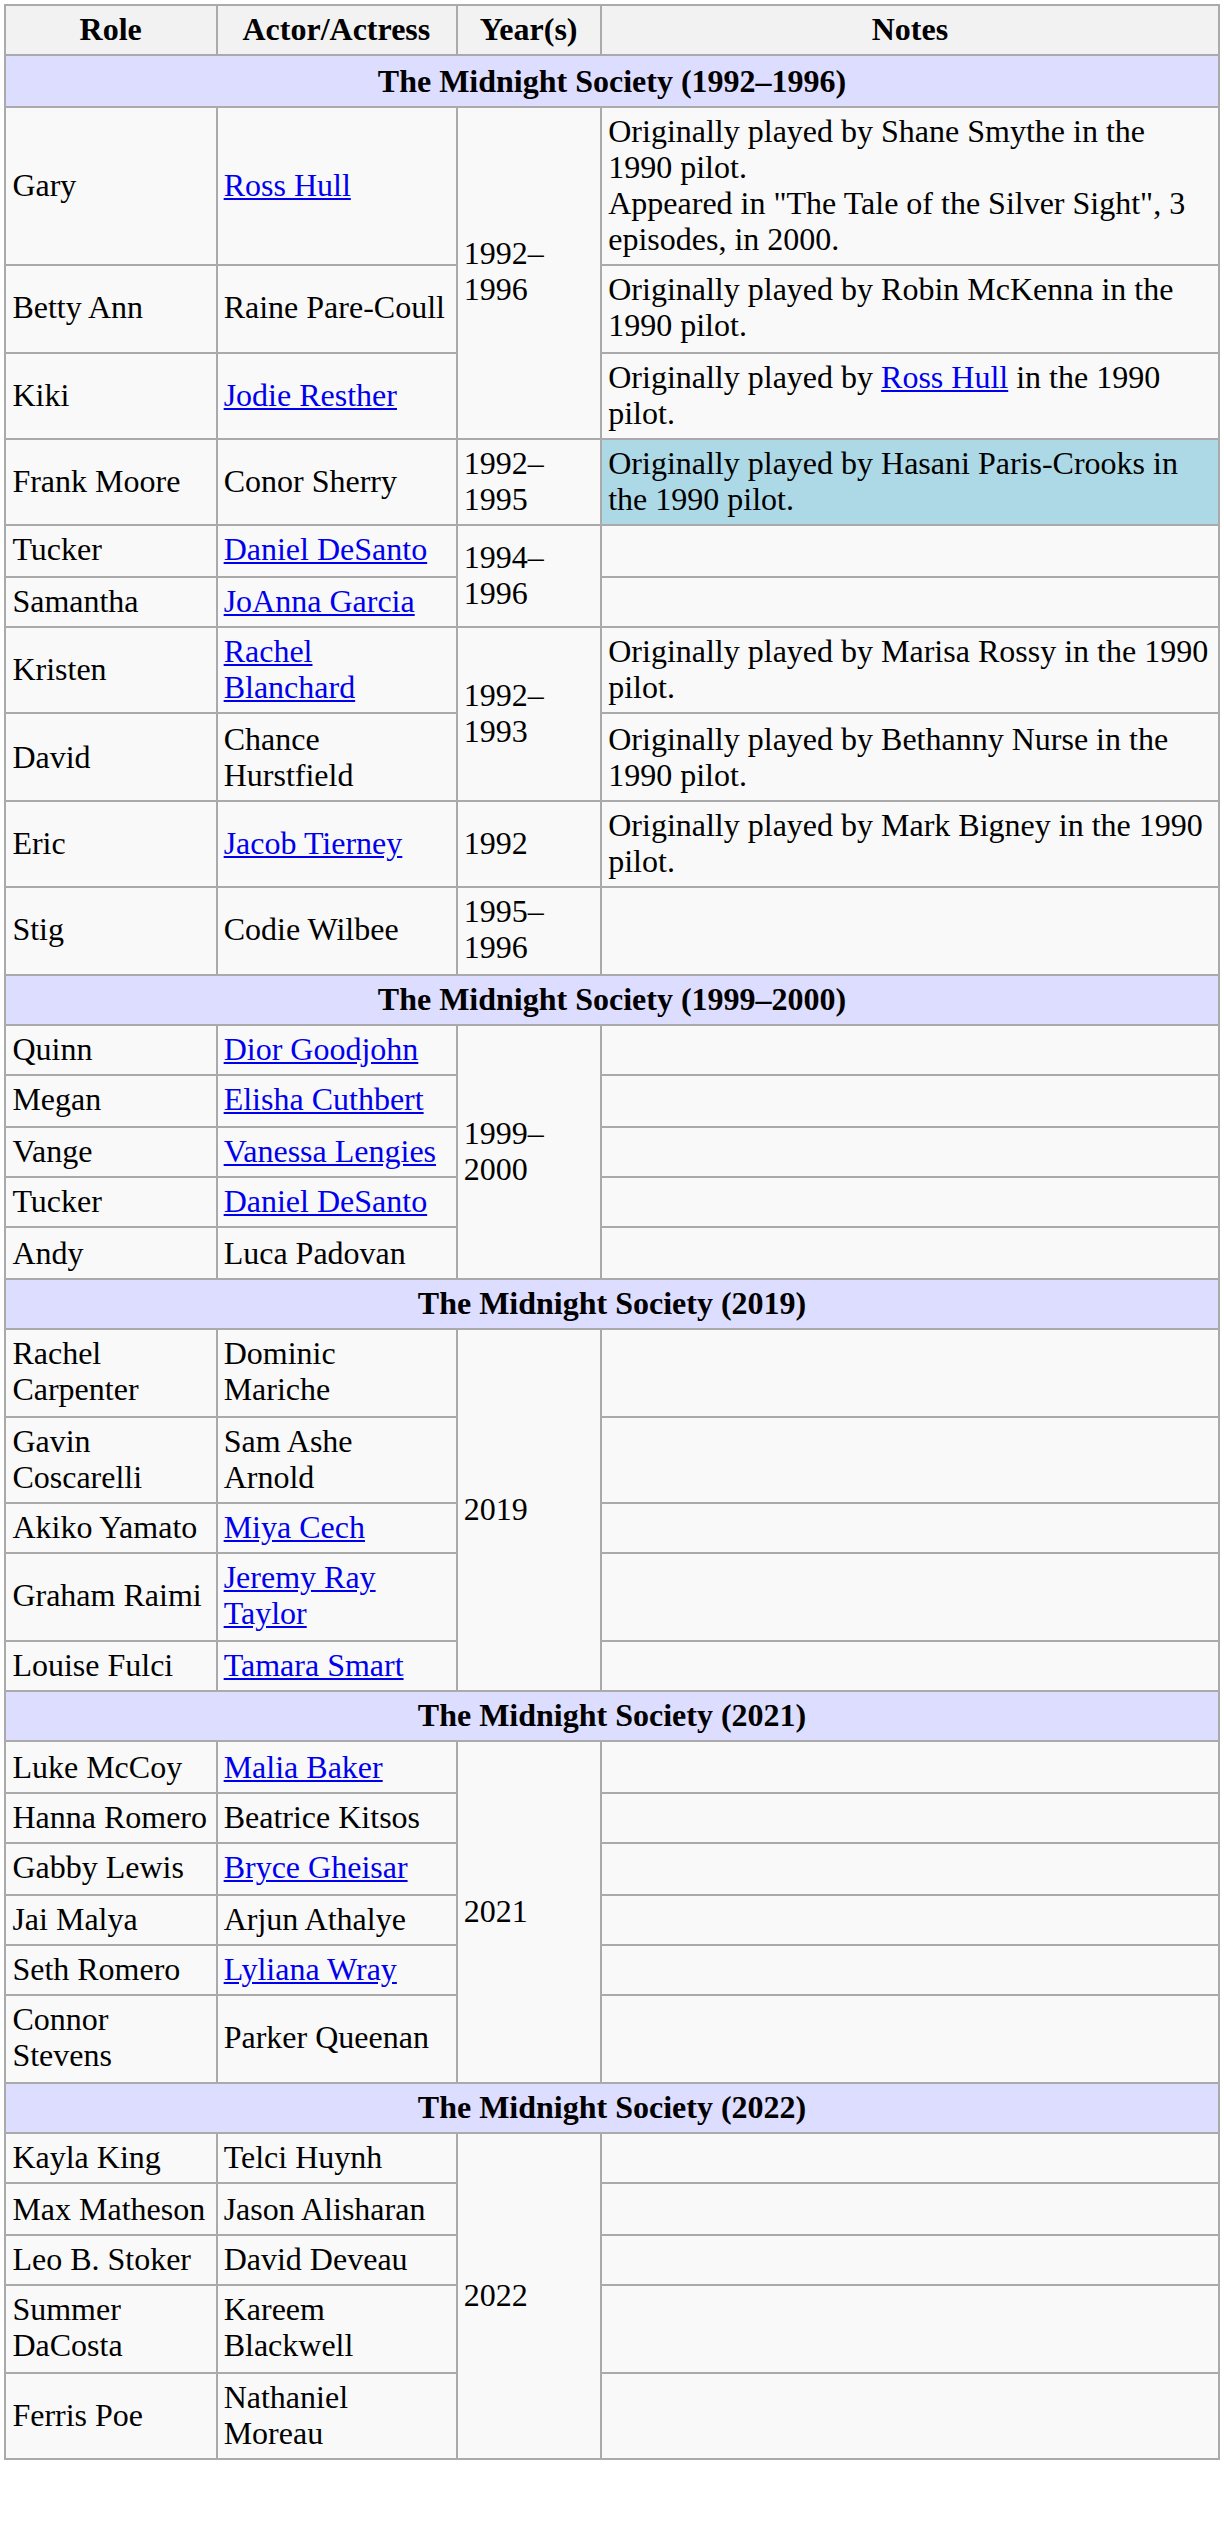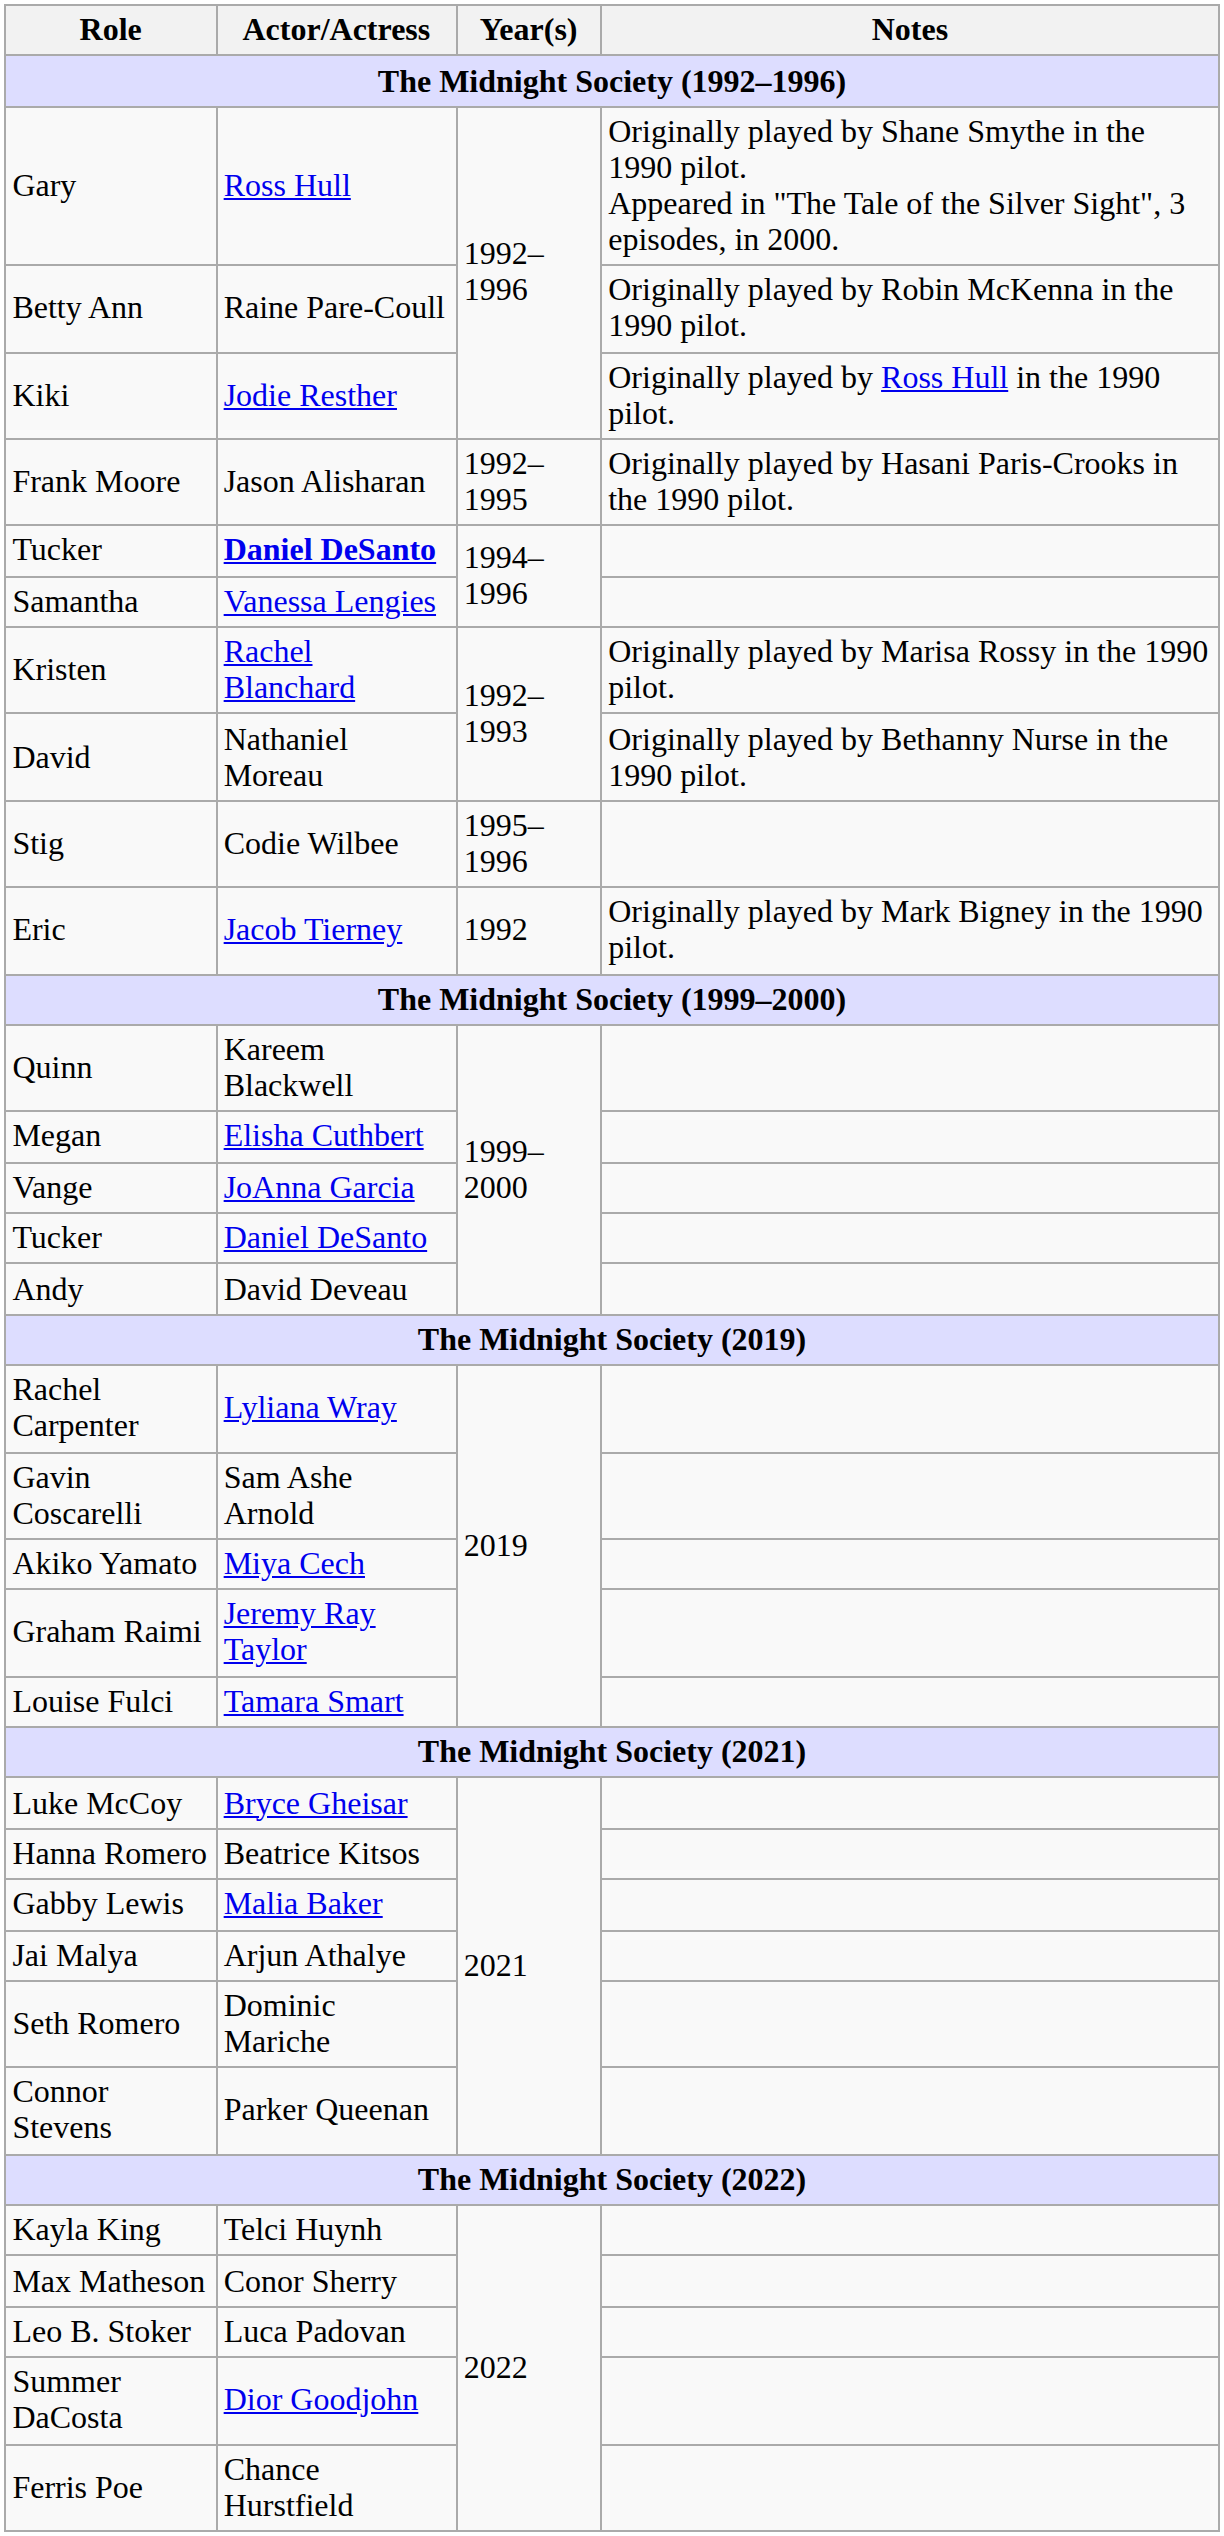(310, 481) Conor Sherry -> (325, 481) Jason Alisharan
(893, 481) lightblue background -> (893, 481) no background
(325, 550) normal -> (330, 550) bold
(319, 601) JoAnna Garcia -> (330, 601) Vanessa Lengies
(289, 756) Chance Hurstfield -> (286, 756) Nathaniel Moreau
rows swapped: (38, 930) <-> (39, 843)
(321, 1049) Dior Goodjohn -> (289, 1067) Kareem Blackwell
(330, 1151) Vanessa Lengies -> (319, 1187) JoAnna Garcia
(315, 1252) Luca Padovan -> (316, 1288) David Deveau
(280, 1372) Dominic Mariche -> (310, 1408) Lyliana Wray
(303, 1766) Malia Baker -> (316, 1802) Bryce Gheisar
(316, 1868) Bryce Gheisar -> (303, 1904) Malia Baker
(310, 1969) Lyliana Wray -> (280, 2023) Dominic Mariche
(325, 2208) Jason Alisharan -> (310, 2280) Conor Sherry
(316, 2259) David Deveau -> (315, 2331) Luca Padovan
(289, 2328) Kareem Blackwell -> (321, 2400) Dior Goodjohn
(286, 2414) Nathaniel Moreau -> (289, 2486) Chance Hurstfield
